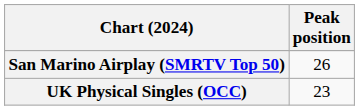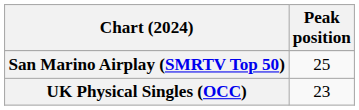(322, 64) 26 -> (322, 64) 25
